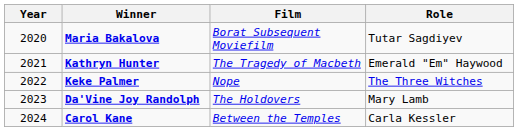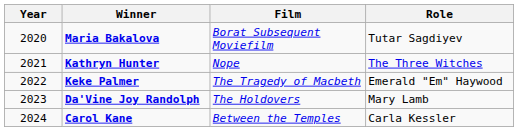(287, 63) The Tragedy of Macbeth -> (226, 63) Nope
(436, 63) Emerald "Em" Haywood -> (425, 63) The Three Witches
(226, 81) Nope -> (287, 81) The Tragedy of Macbeth
(425, 81) The Three Witches -> (436, 81) Emerald "Em" Haywood
